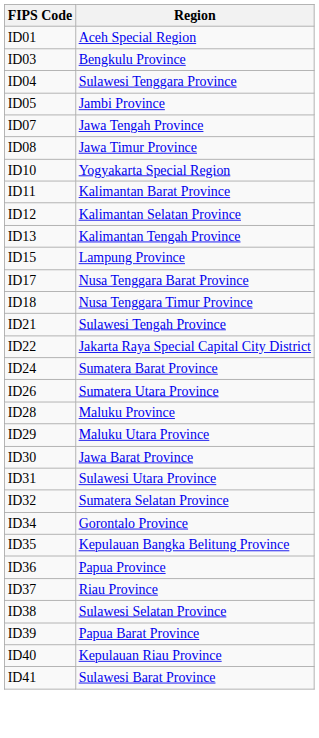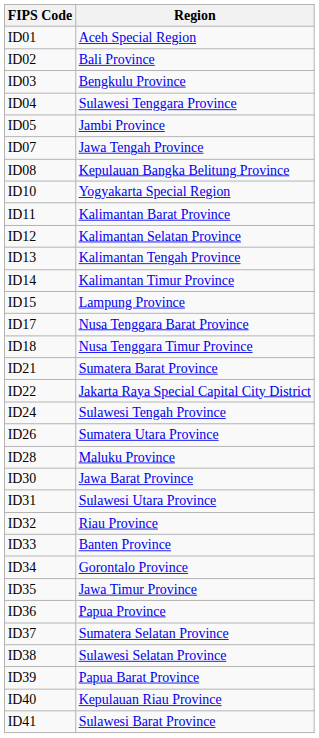+ row: (22, 59)
(138, 147) Jawa Timur Province -> (184, 170) Kepulauan Bangka Belitung Province
+ row: (22, 280)
(152, 324) Sulawesi Tengah Province -> (148, 368) Sumatera Barat Province
(148, 368) Sumatera Barat Province -> (152, 412) Sulawesi Tengah Province
- row: (22, 434)
(154, 501) Sumatera Selatan Province -> (118, 523) Riau Province
+ row: (22, 545)
(184, 545) Kepulauan Bangka Belitung Province -> (138, 589) Jawa Timur Province
(118, 589) Riau Province -> (154, 633) Sumatera Selatan Province
